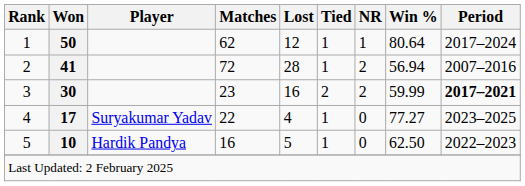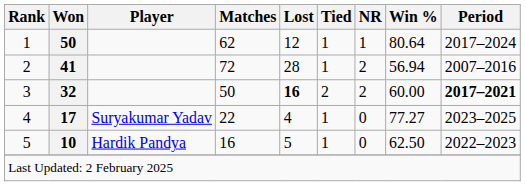(68, 92) 30 -> (68, 92) 32
(227, 92) 23 -> (227, 92) 50
(292, 92) normal -> (292, 92) bold
(407, 92) 59.99 -> (407, 92) 60.00
